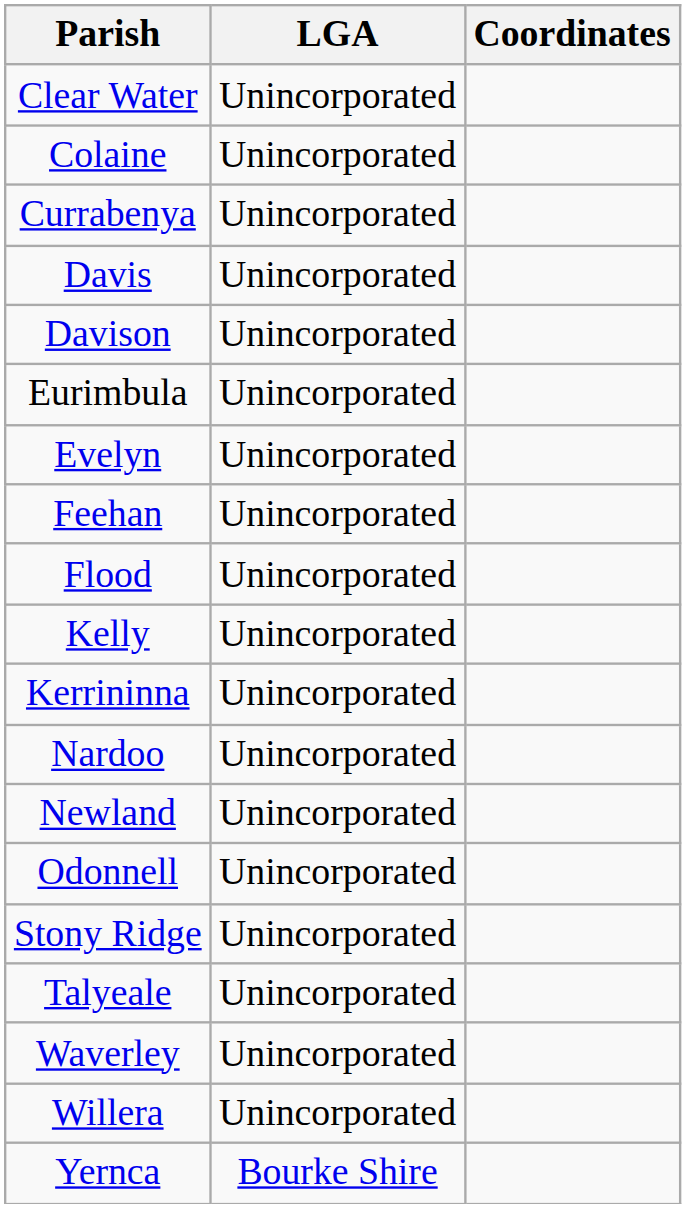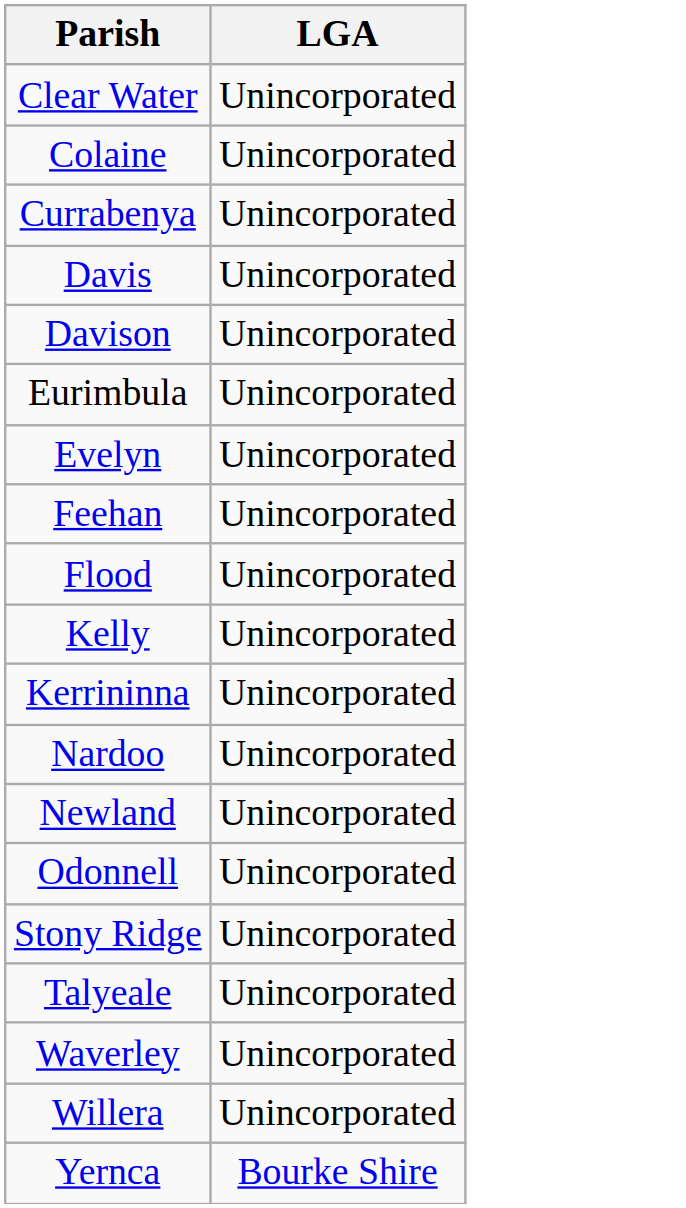- column: (572, 34)
